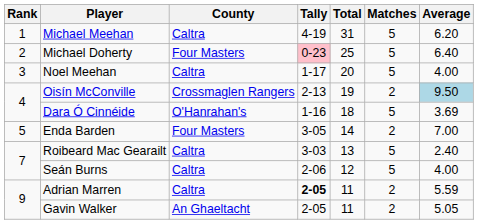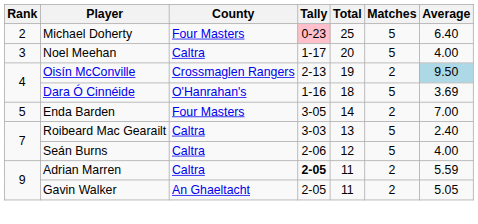- row: (88, 33)
